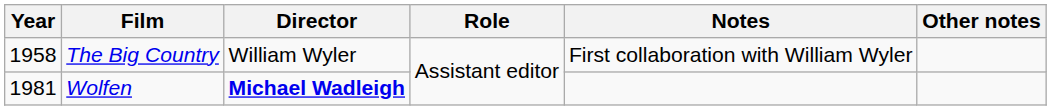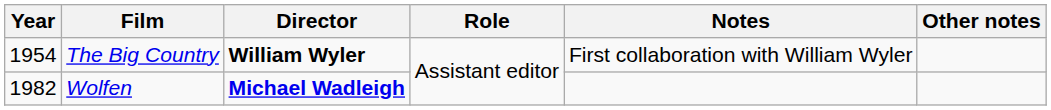(33, 54) 1958 -> (33, 54) 1954
(292, 54) normal -> (297, 54) bold
(33, 88) 1981 -> (33, 88) 1982
